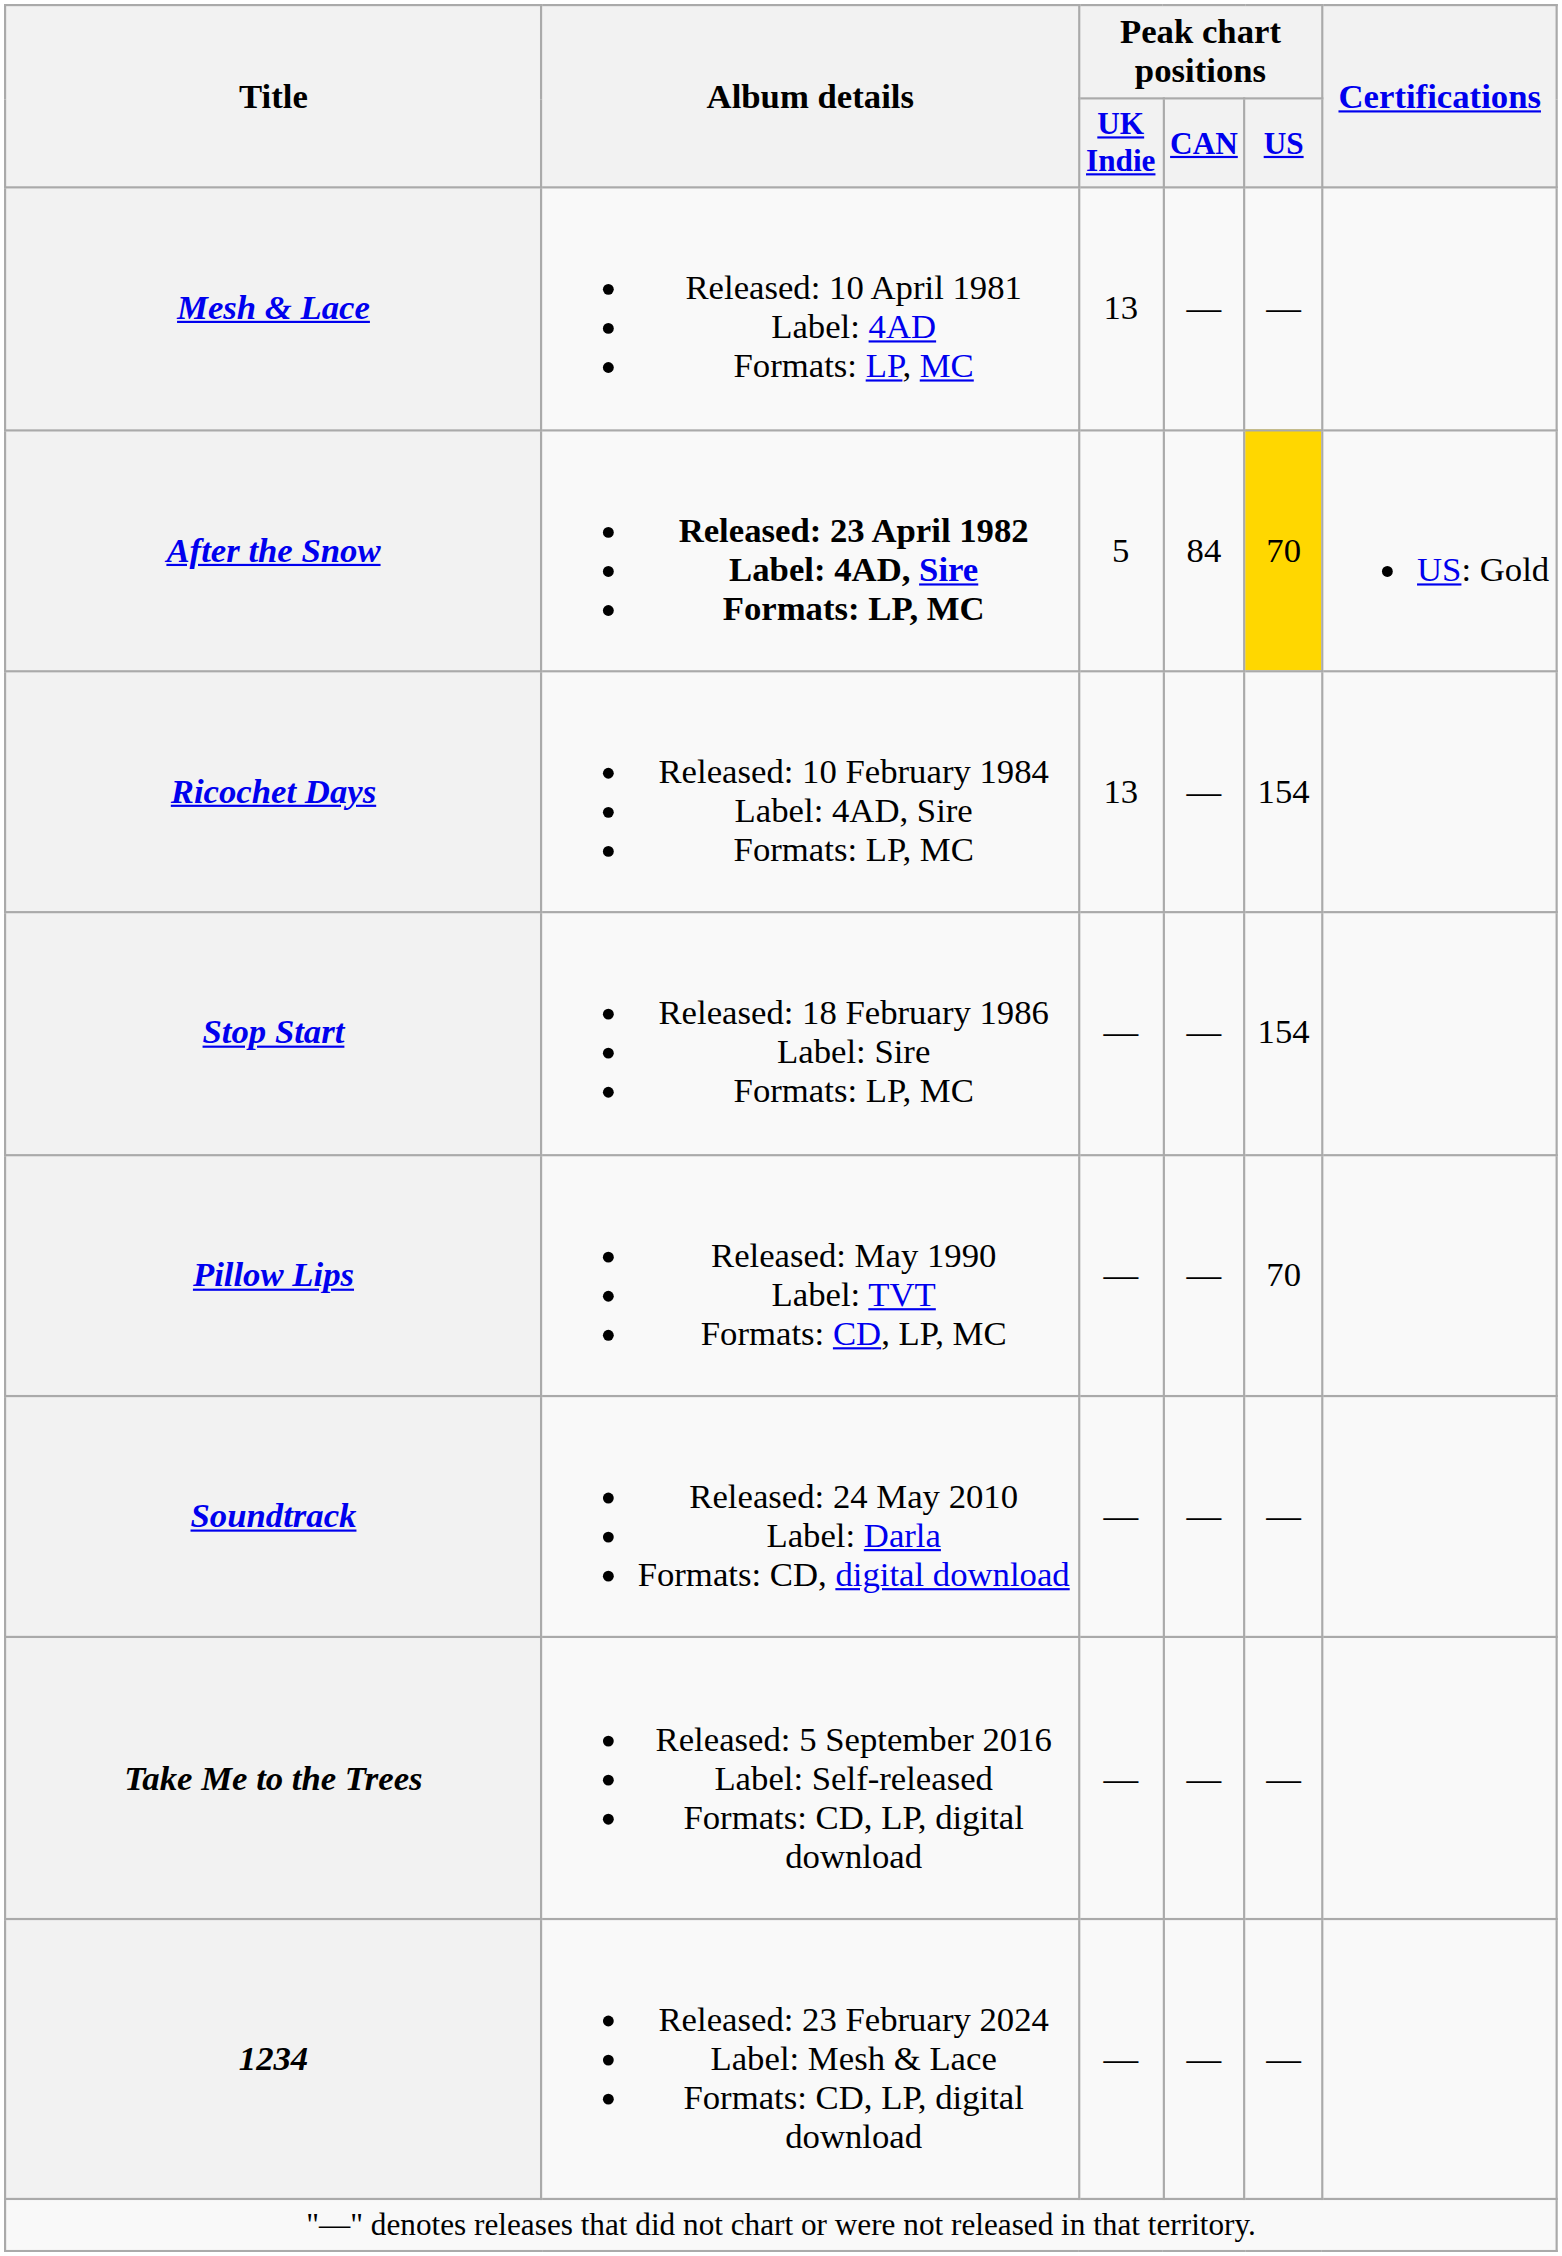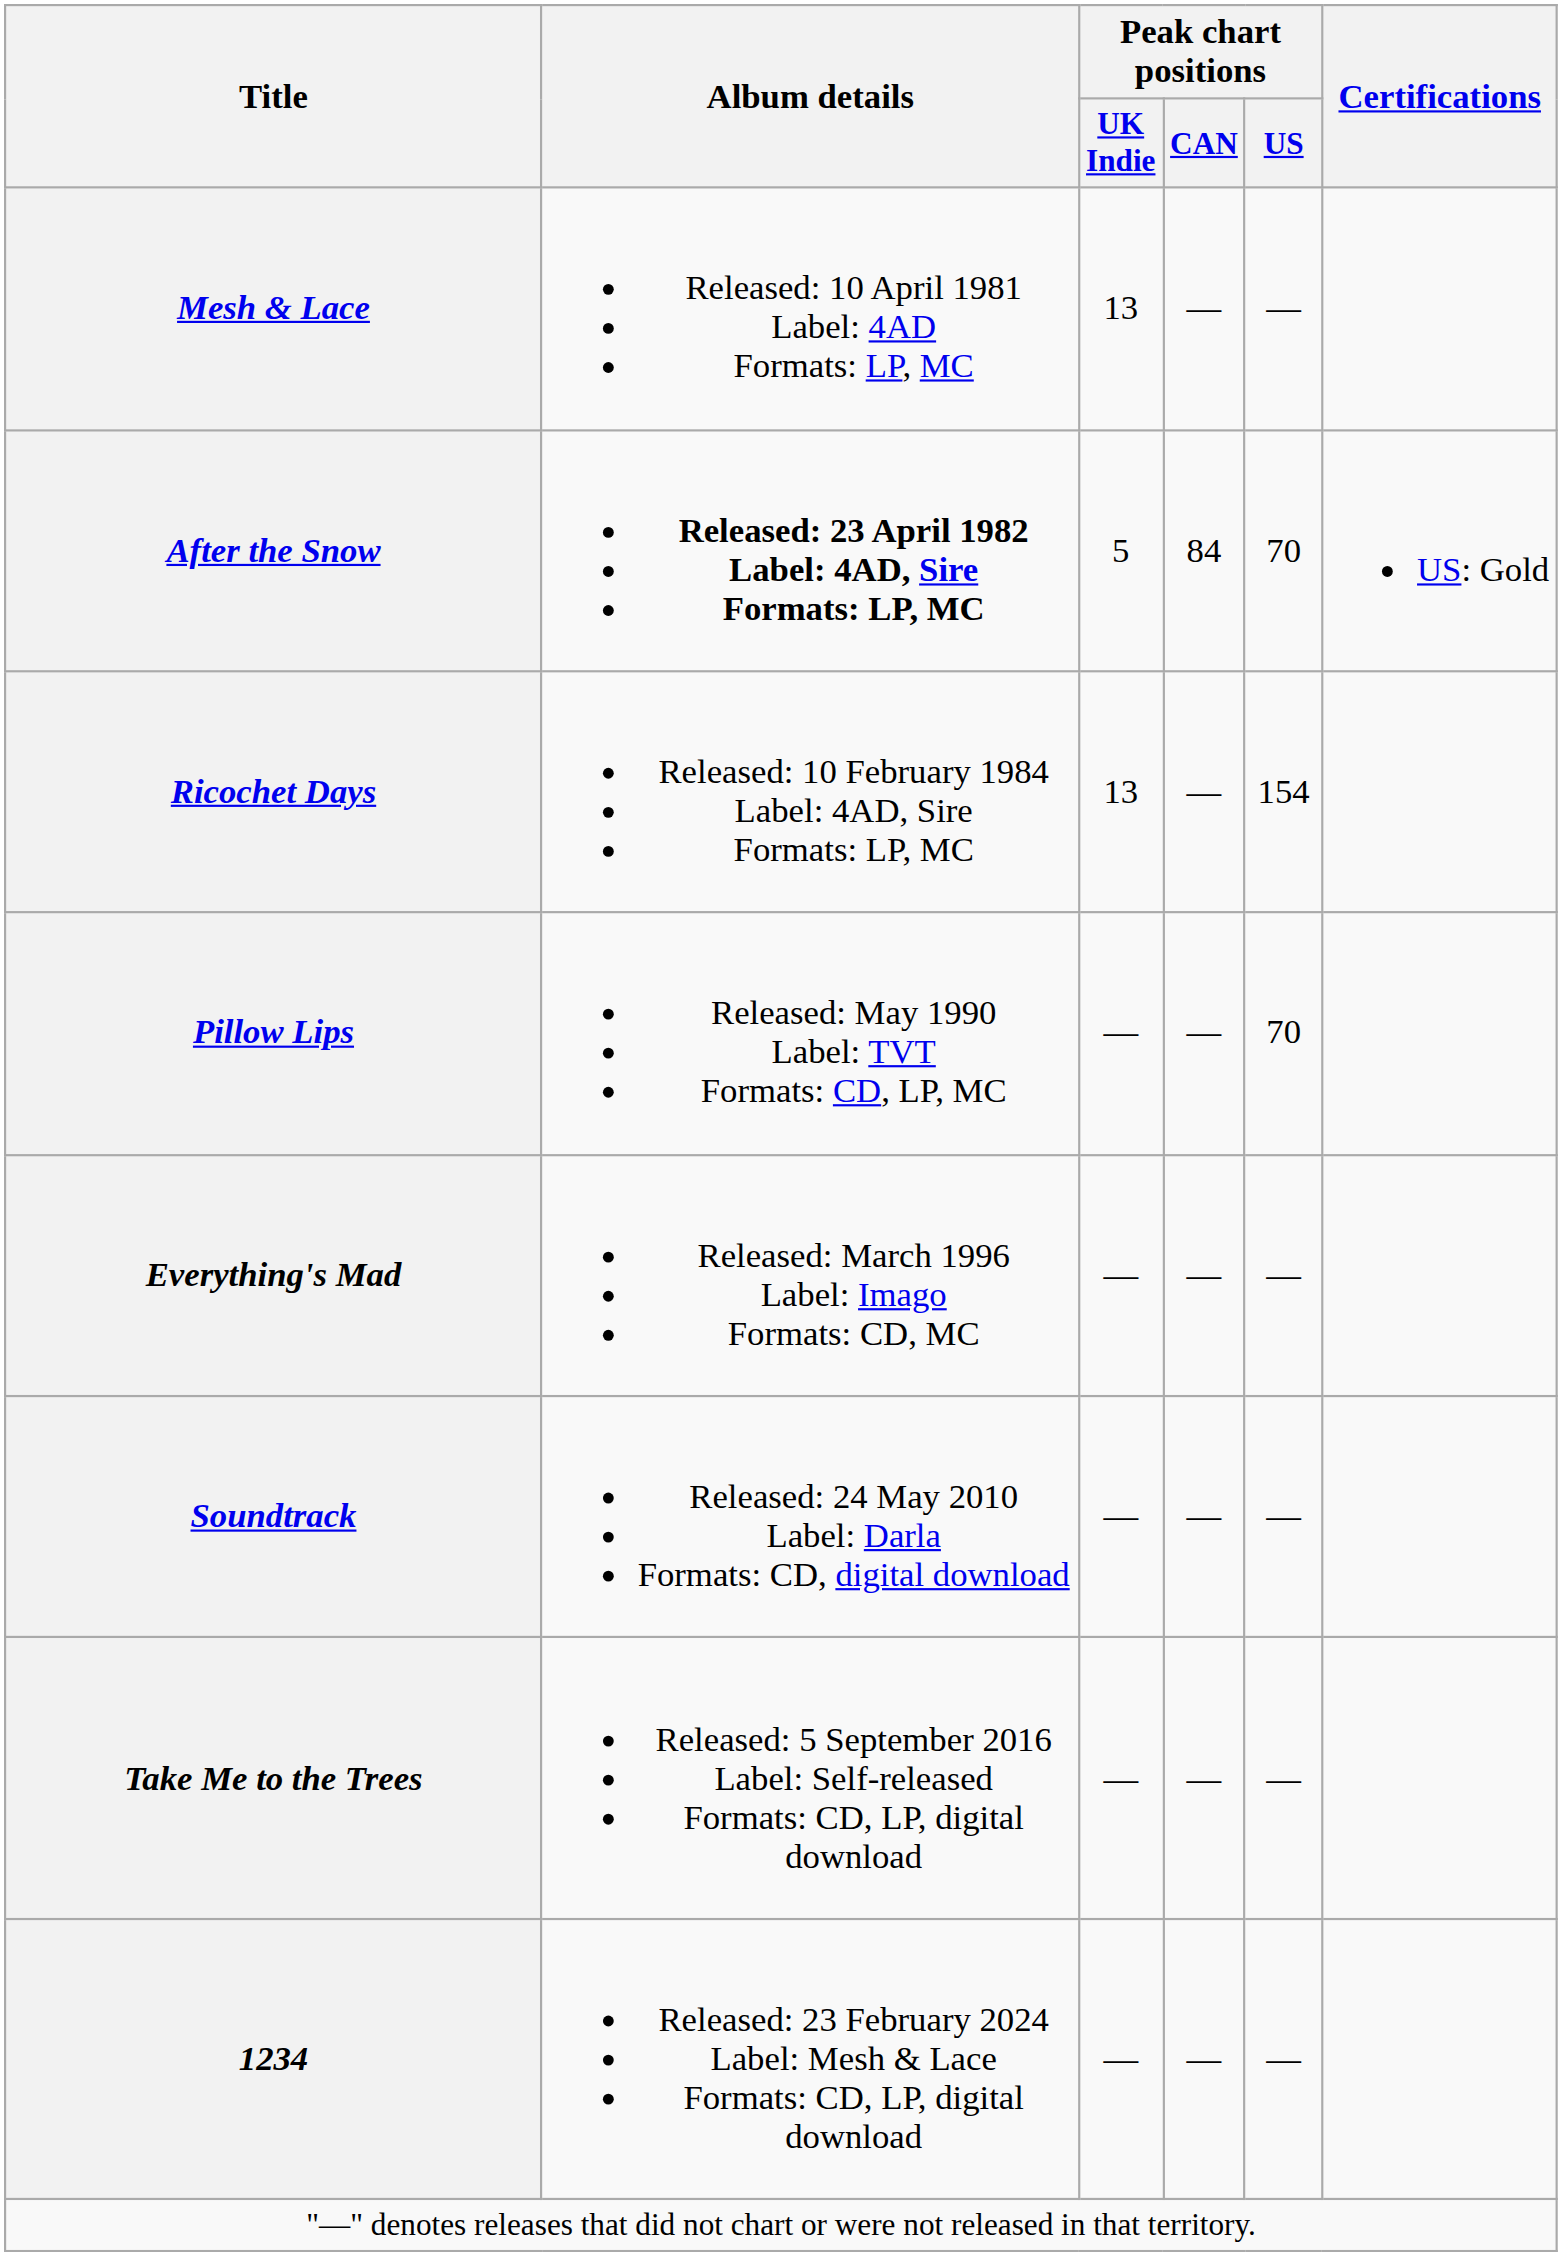(1284, 549) gold background -> (1284, 549) no background
- row: (273, 1032)
+ row: (273, 1274)
